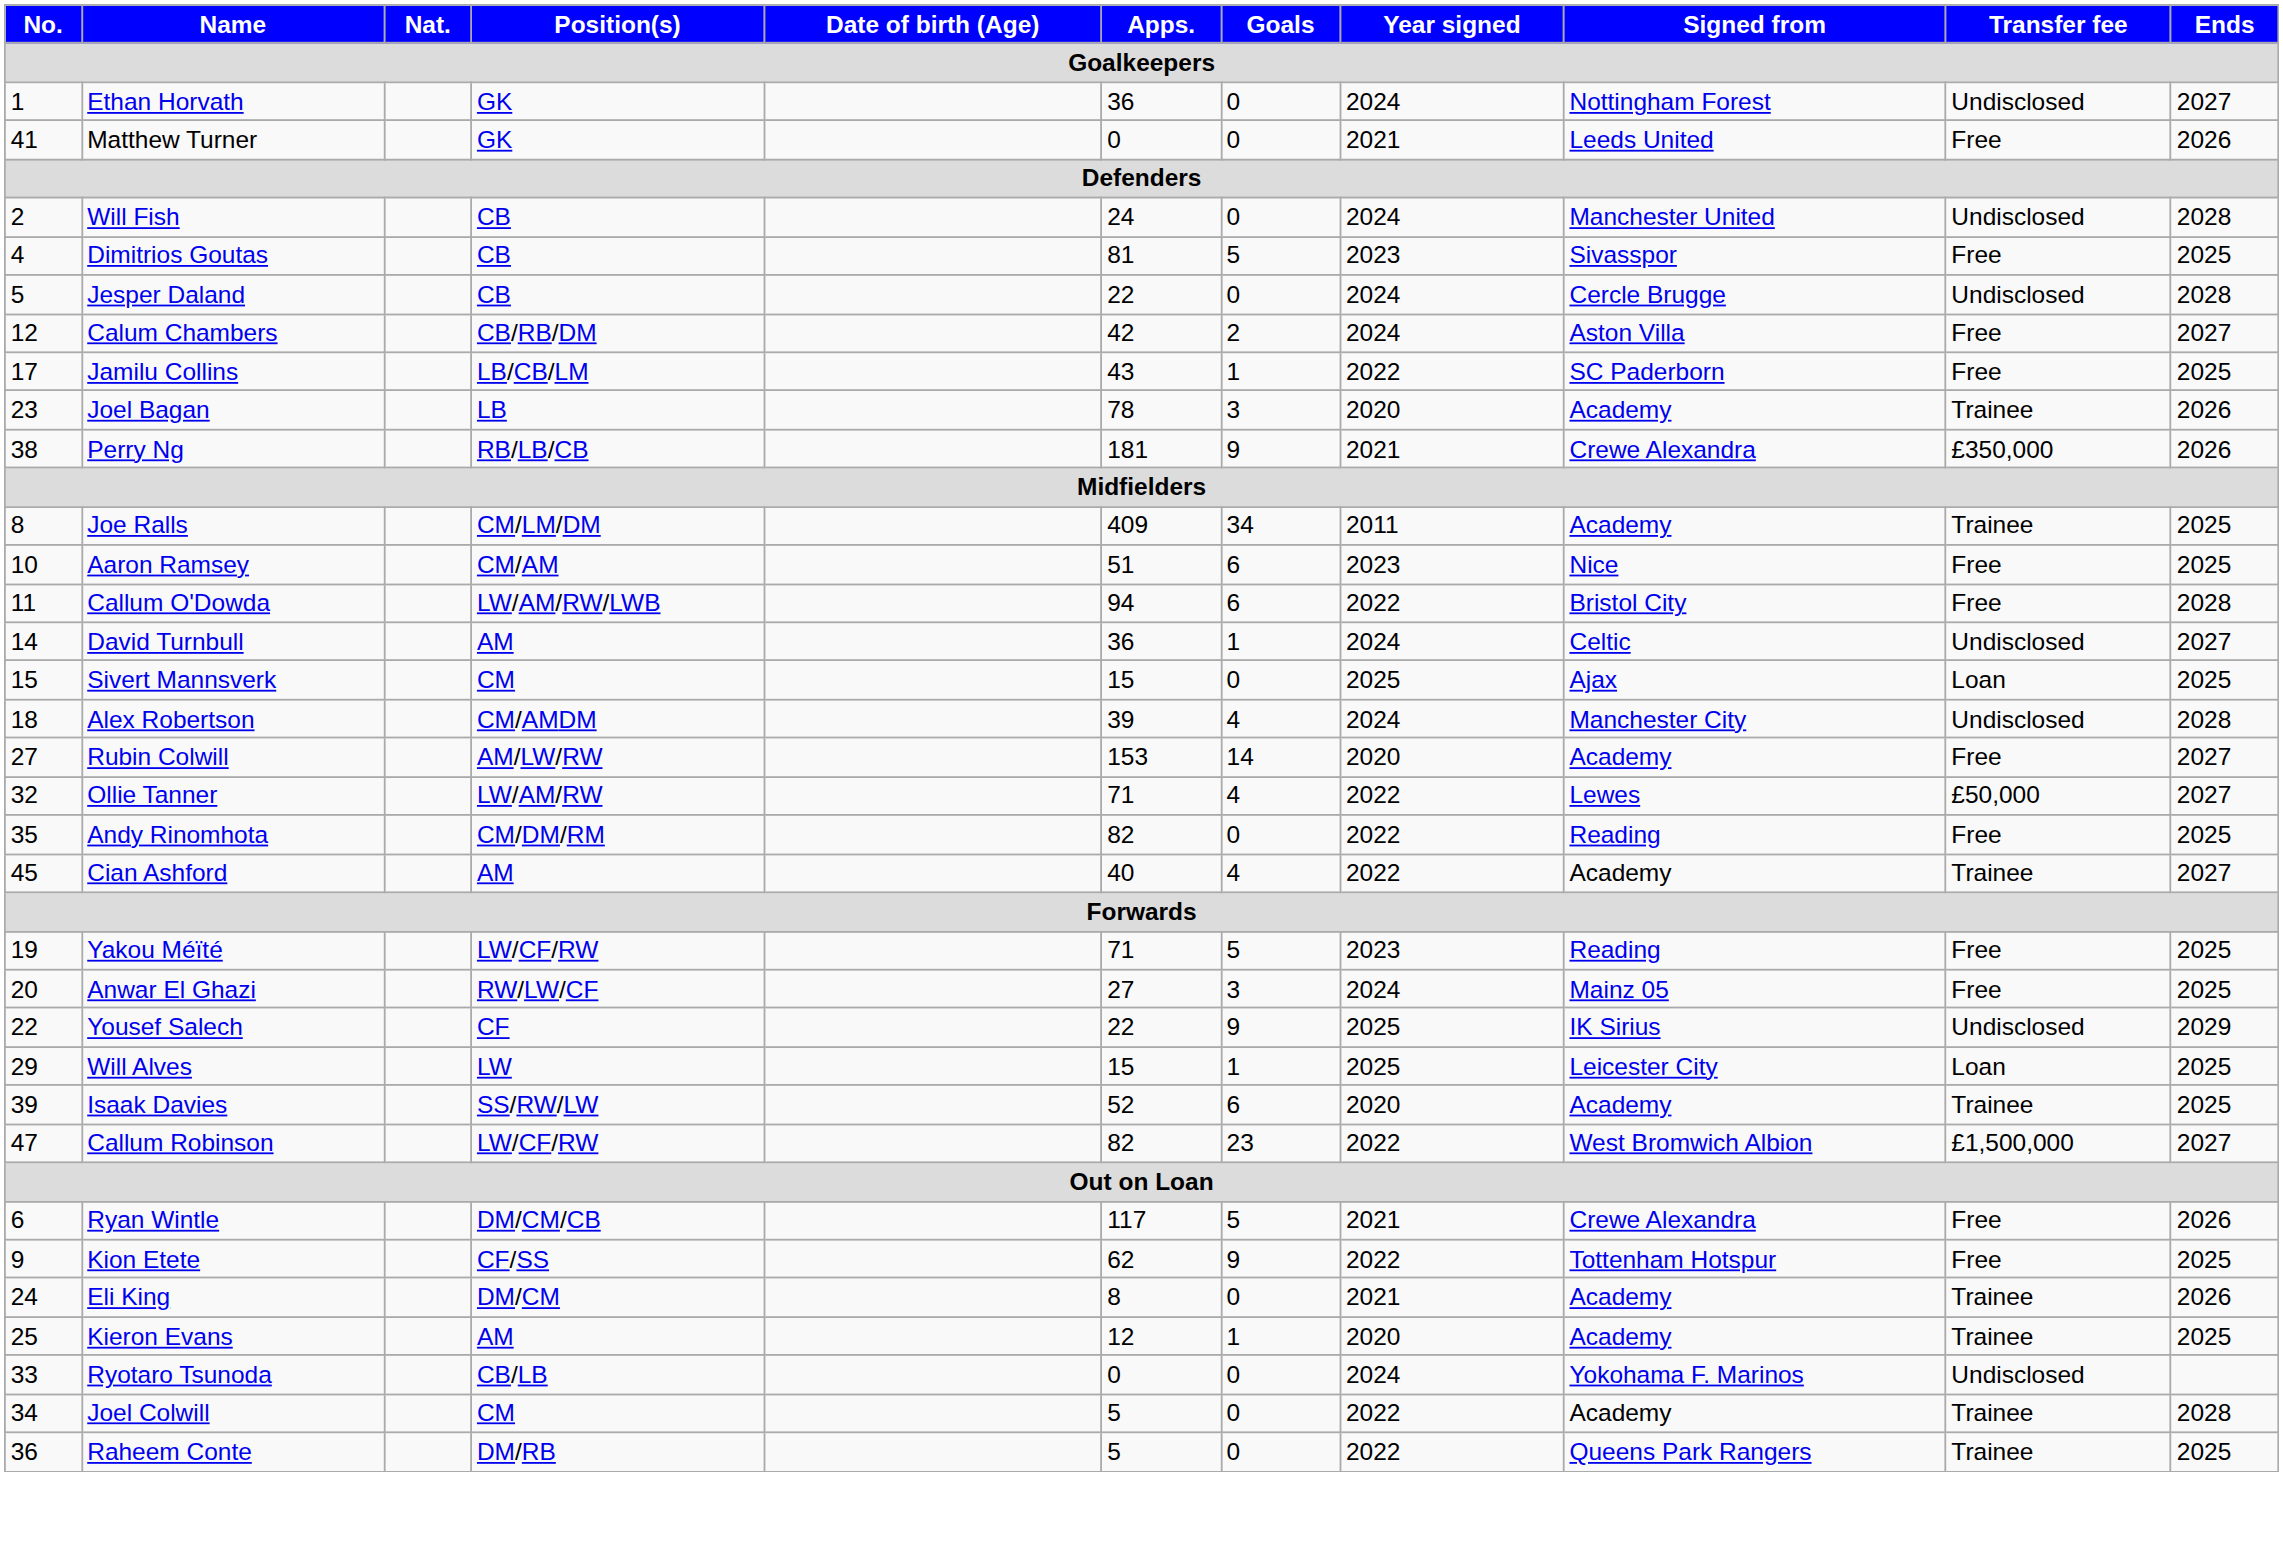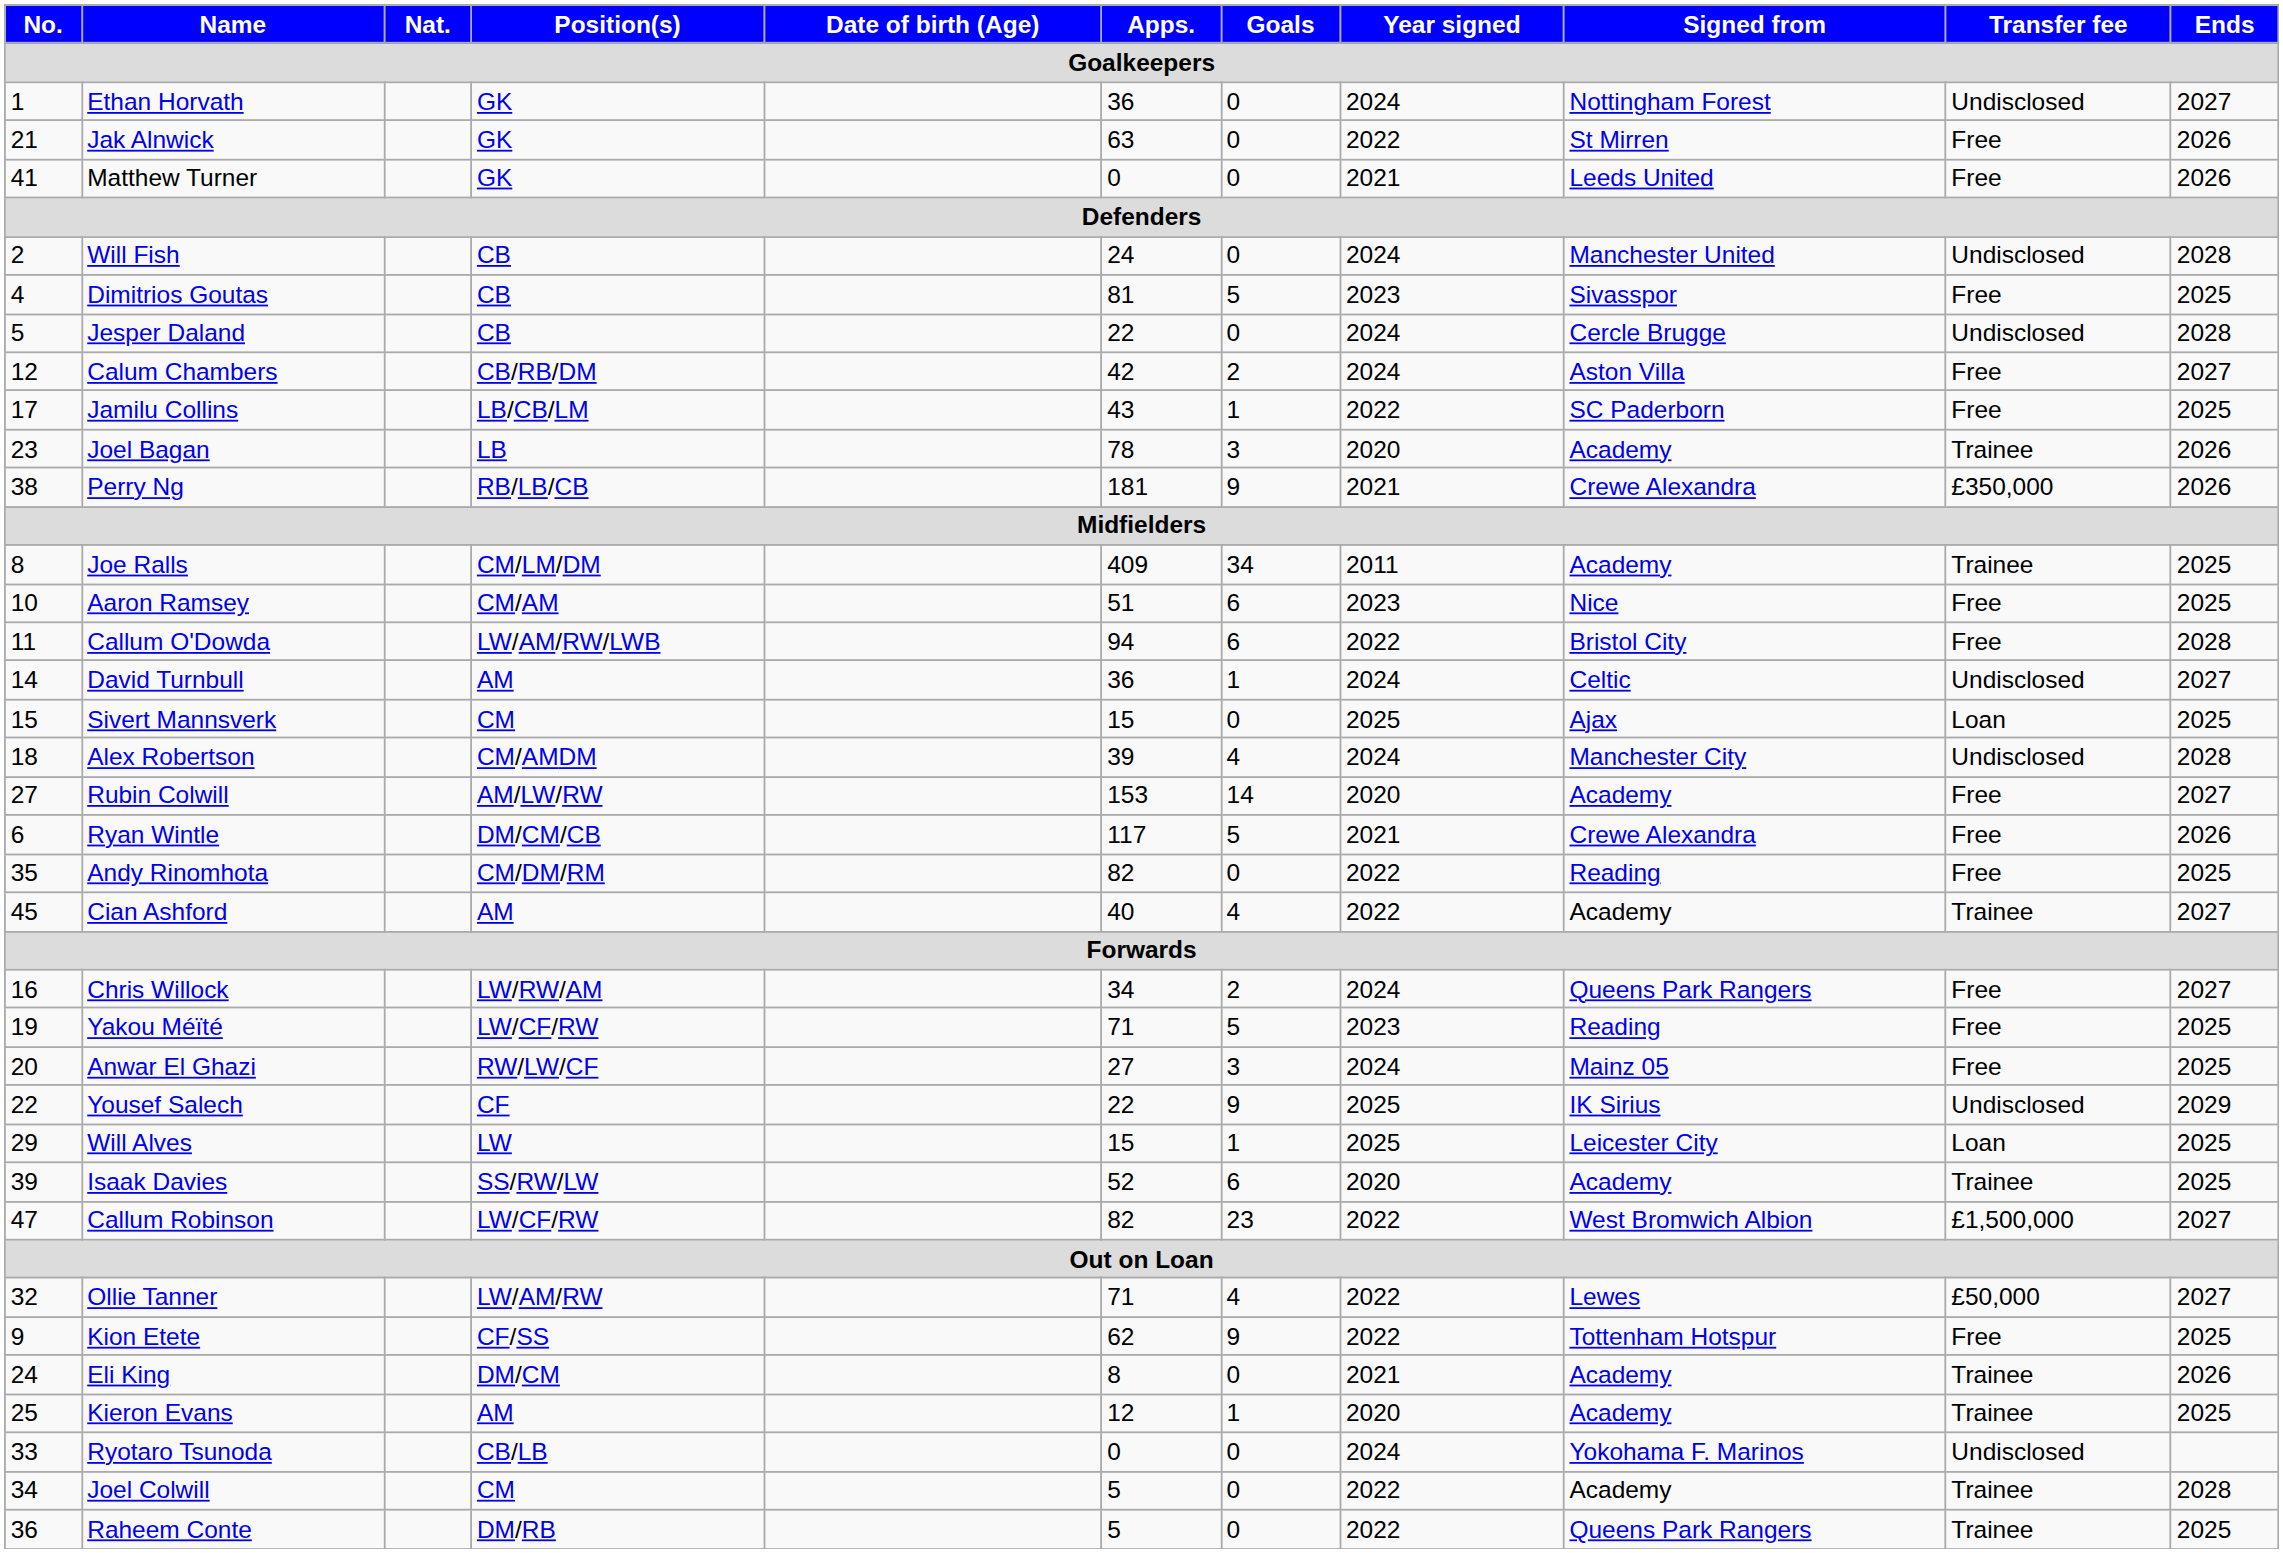+ row: (150, 140)
rows swapped: (152, 796) <-> (153, 1220)
+ row: (158, 988)
